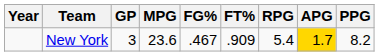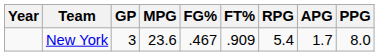(322, 40) gold background -> (322, 40) no background
(360, 40) 8.2 -> (360, 40) 8.0
